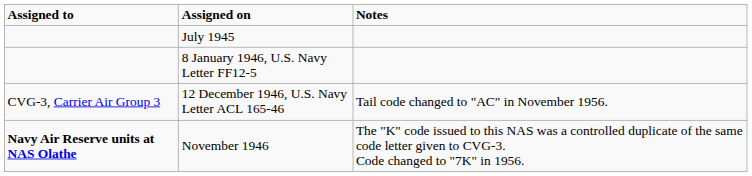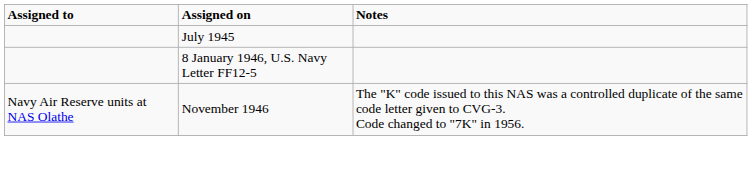- row: (264, 101)
(81, 145) bold -> (77, 109) normal
